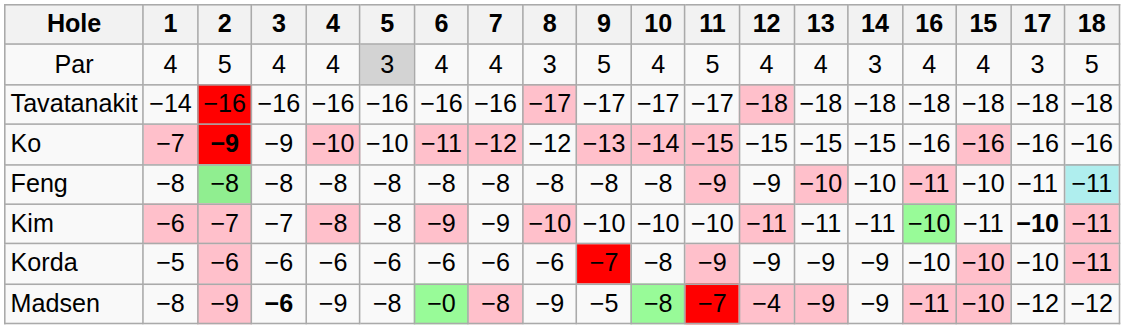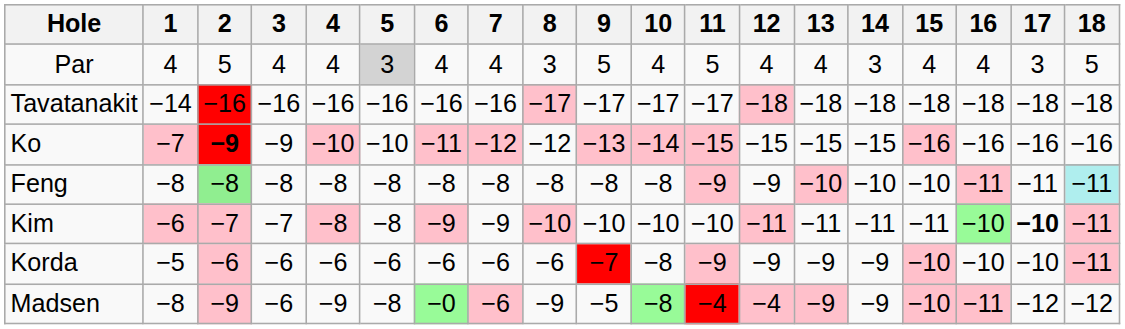columns swapped: (983, 24) <-> (929, 24)
(279, 303) bold -> (279, 303) normal
(496, 303) −8 -> (496, 303) −6
(712, 303) −7 -> (712, 303) −4
